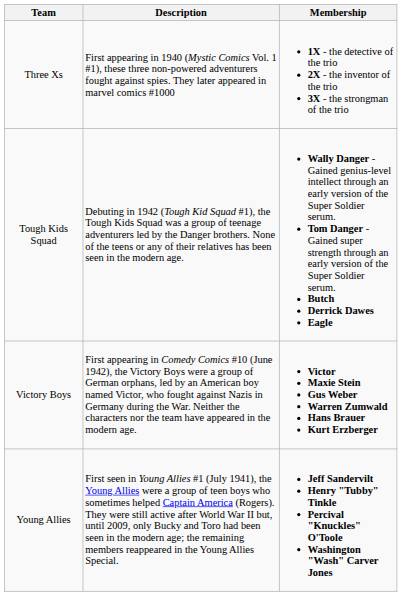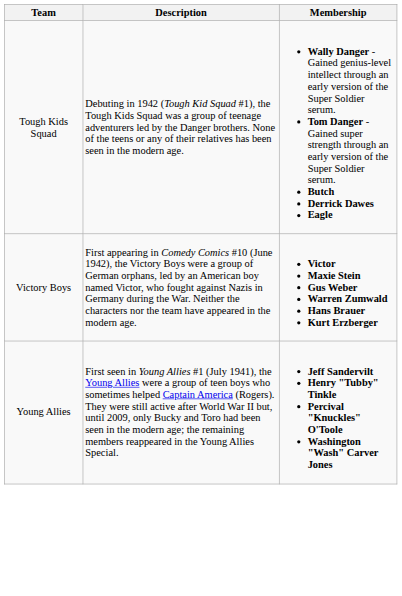- row: (44, 74)
